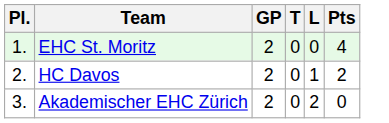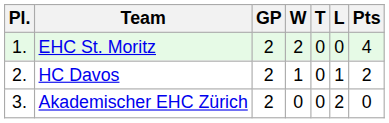+ column: (298, 18)
